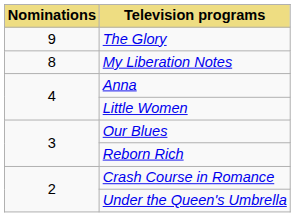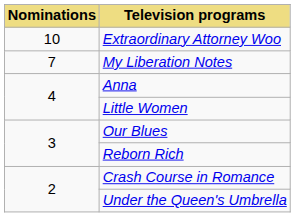+ row: (192, 39)
- row: (135, 39)
(52, 62) 8 -> (52, 62) 7
